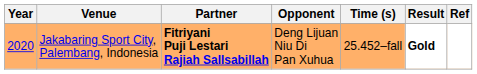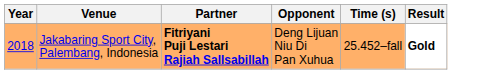- column: (460, 14)
(21, 46) 2020 -> (21, 46) 2018
